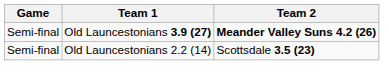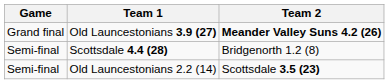(33, 32) Semi-final -> (36, 32) Grand final
+ row: (119, 50)
